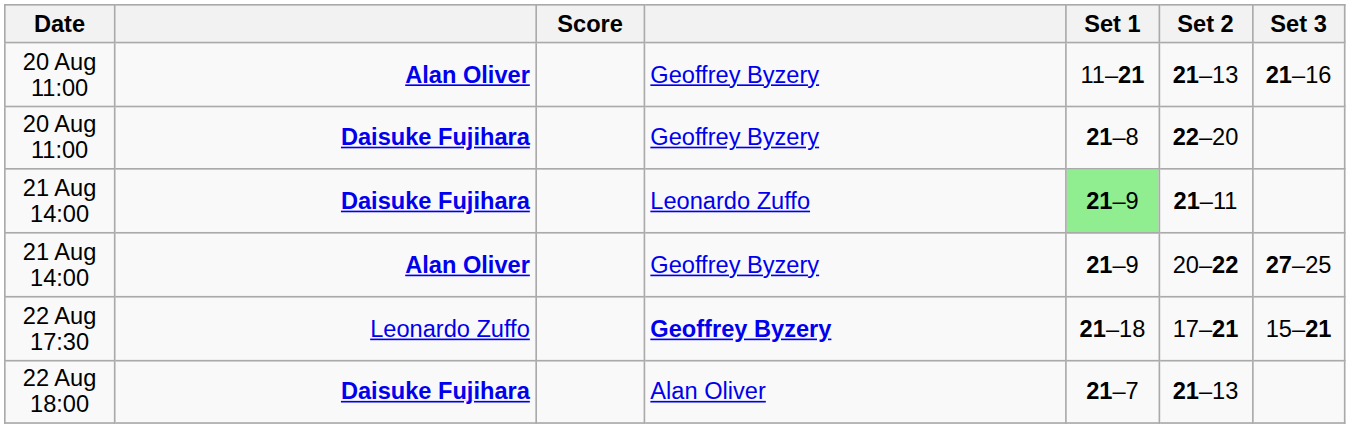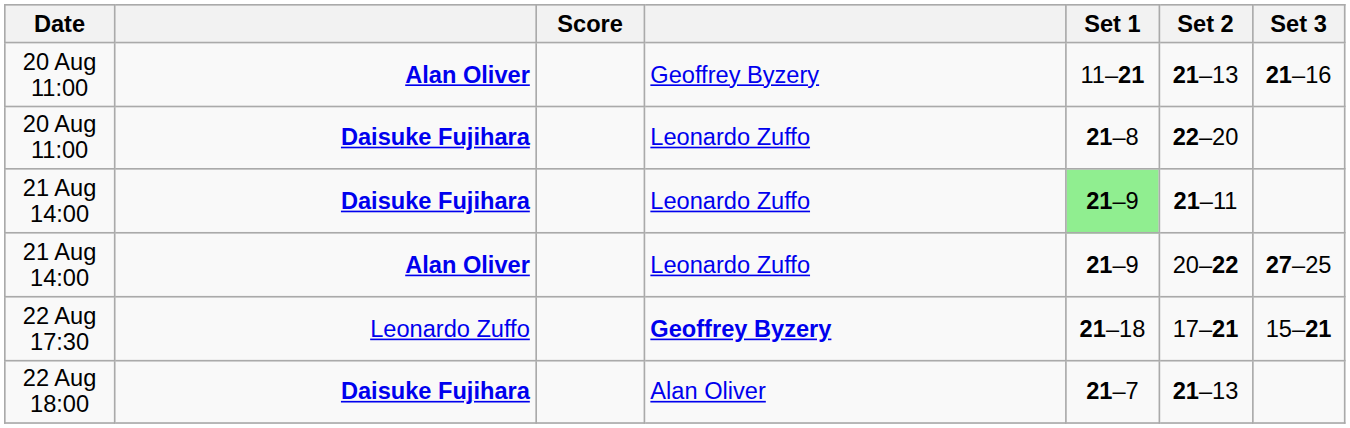(735, 138) Geoffrey Byzery -> (730, 138) Leonardo Zuffo
(735, 265) Geoffrey Byzery -> (730, 265) Leonardo Zuffo
